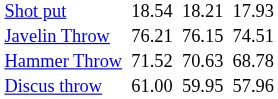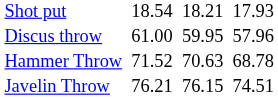rows swapped: (53, 86) <-> (57, 36)
